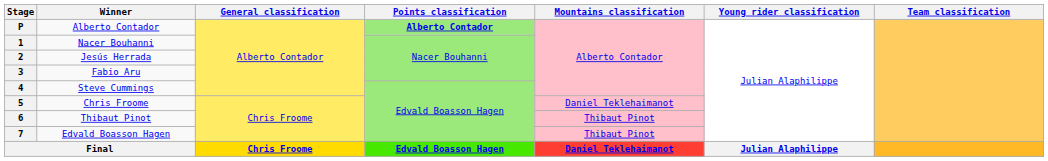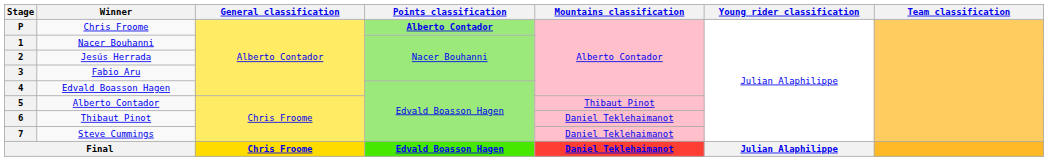(116, 27) Alberto Contador -> (116, 27) Chris Froome
(116, 88) Steve Cummings -> (116, 88) Edvald Boasson Hagen
(116, 103) Chris Froome -> (116, 103) Alberto Contador
(619, 103) Daniel Teklehaimanot -> (619, 103) Thibaut Pinot
(619, 118) Thibaut Pinot -> (619, 118) Daniel Teklehaimanot
(116, 133) Edvald Boasson Hagen -> (116, 133) Steve Cummings
(619, 133) Thibaut Pinot -> (619, 133) Daniel Teklehaimanot
